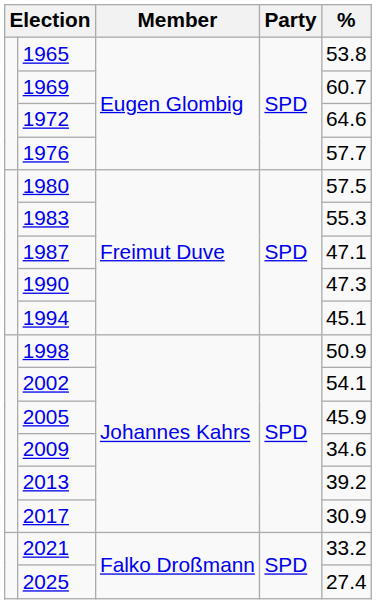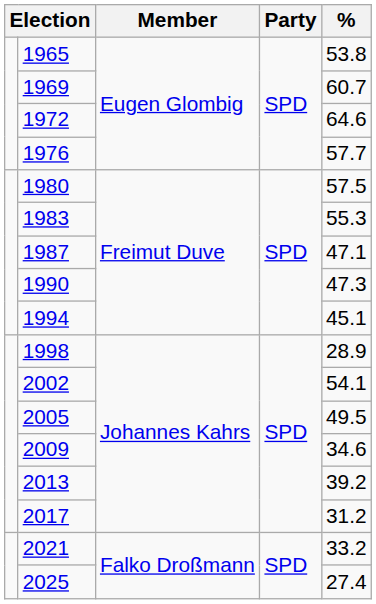(346, 350) 50.9 -> (346, 350) 28.9
(346, 416) 45.9 -> (346, 416) 49.5
(346, 515) 30.9 -> (346, 515) 31.2
